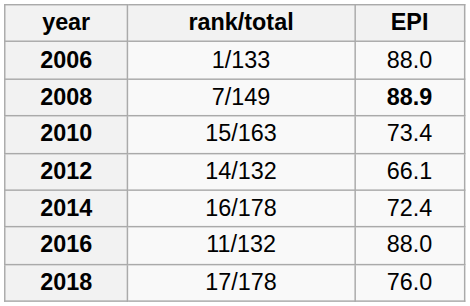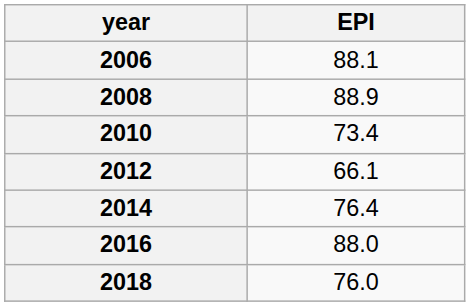- column: (241, 23)
(410, 60) 88.0 -> (356, 60) 88.1
(410, 97) bold -> (356, 97) normal
(410, 208) 72.4 -> (356, 208) 76.4
